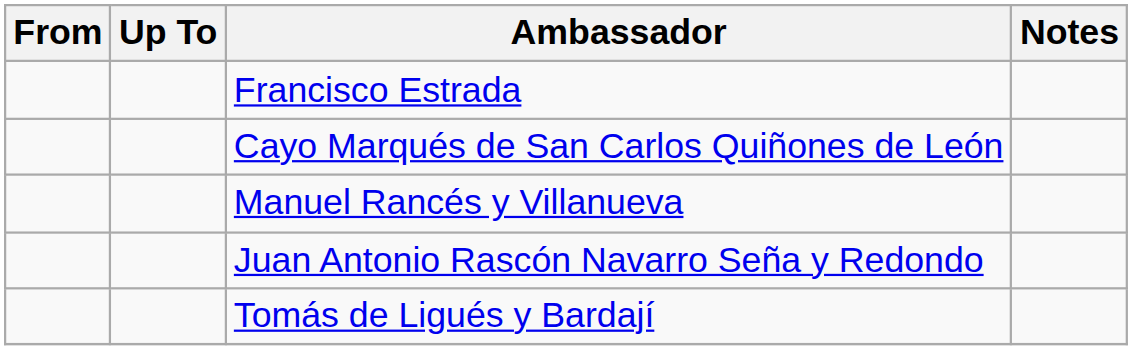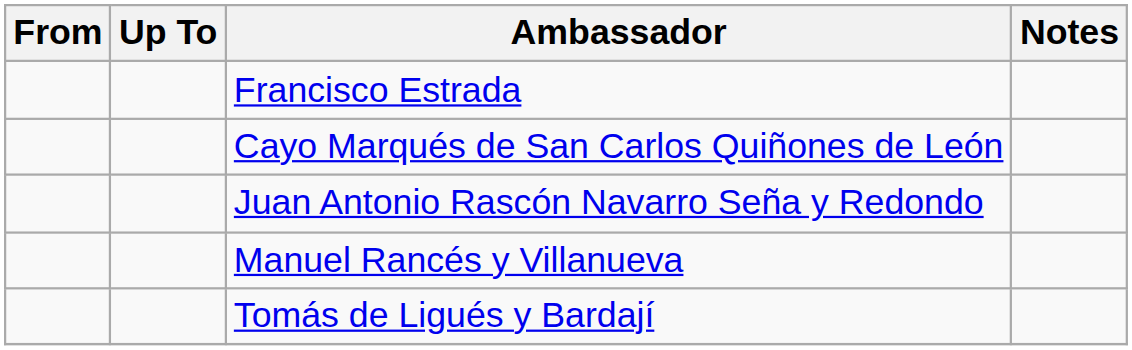rows swapped: (459, 202) <-> (609, 259)
